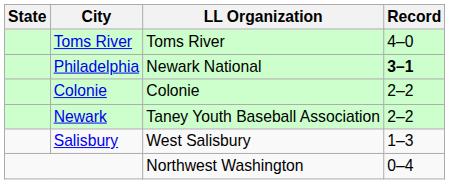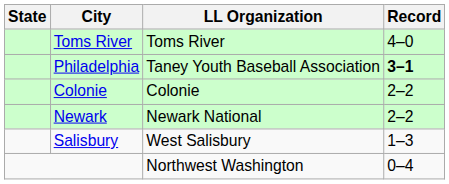(204, 66) Newark National -> (263, 66) Taney Youth Baseball Association
(263, 116) Taney Youth Baseball Association -> (204, 116) Newark National
